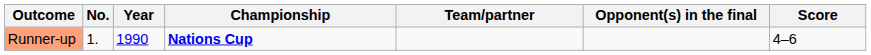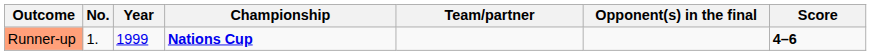(132, 38) 1990 -> (132, 38) 1999
(785, 38) normal -> (785, 38) bold
